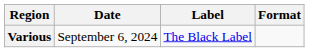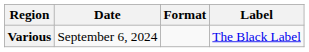columns swapped: (279, 15) <-> (208, 15)
